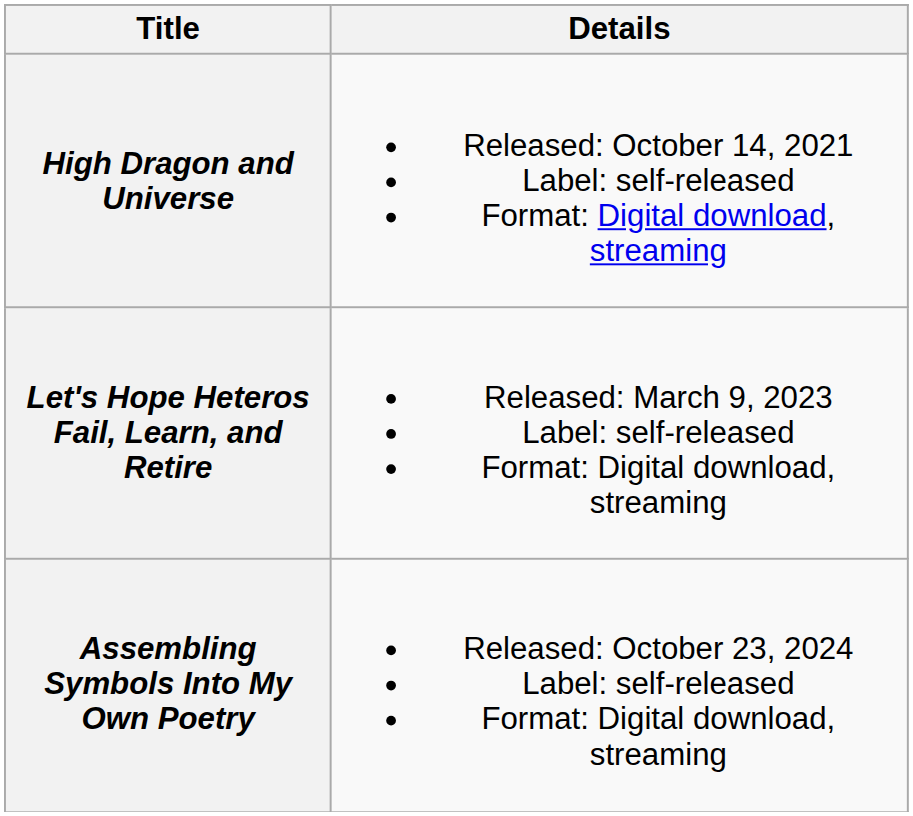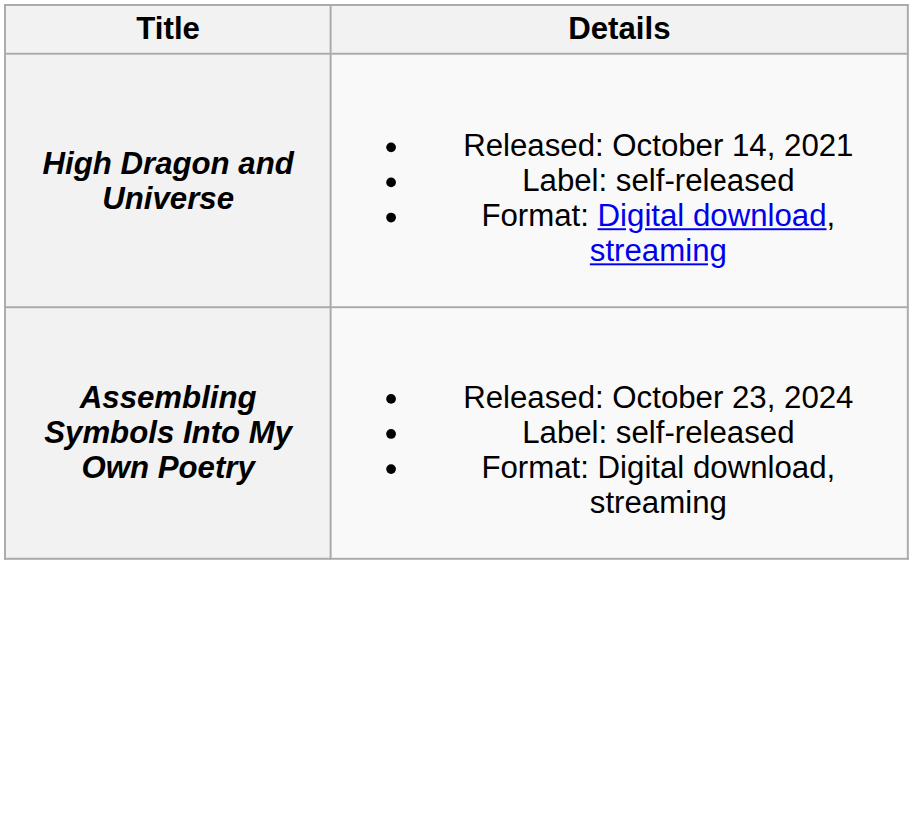- row: (168, 432)
